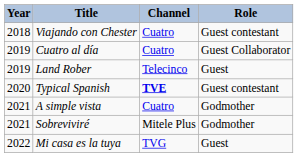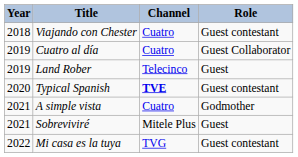(228, 124) Godmother -> (215, 124) Guest
(215, 143) Guest -> (240, 143) Guest contestant
